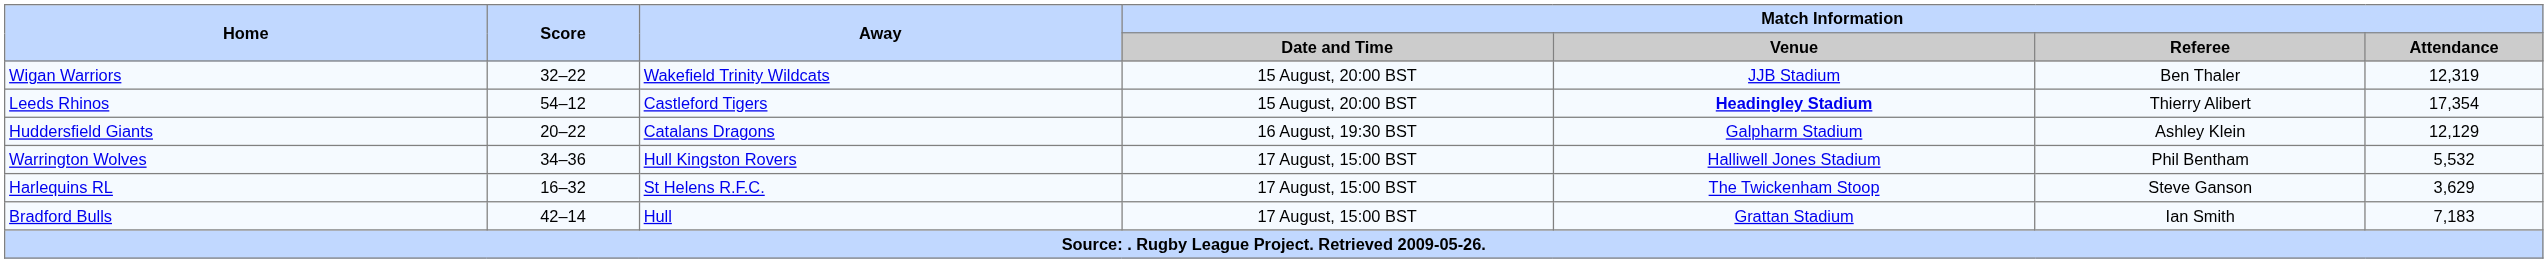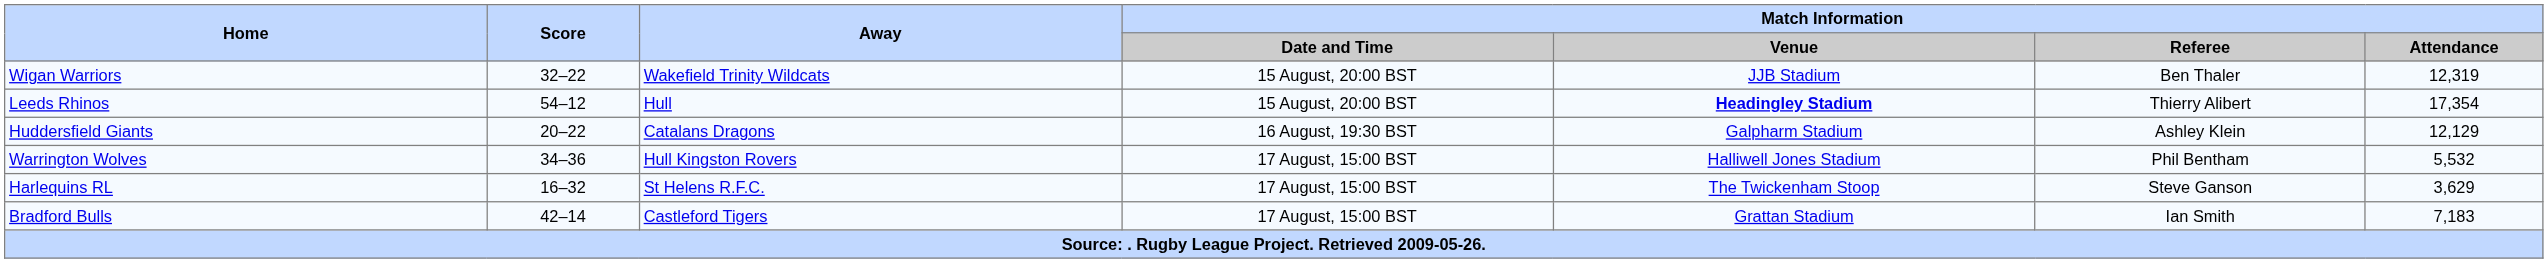(706, 103) Castleford Tigers -> (658, 103) Hull
(658, 216) Hull -> (706, 216) Castleford Tigers
